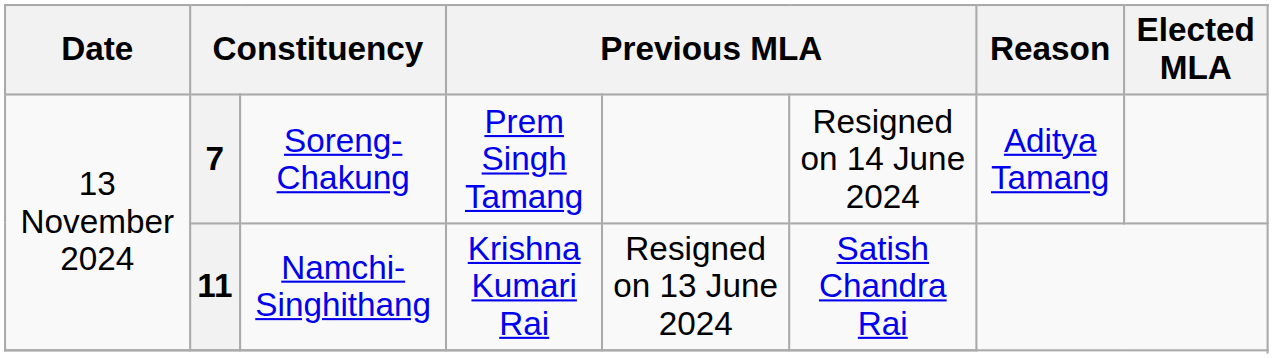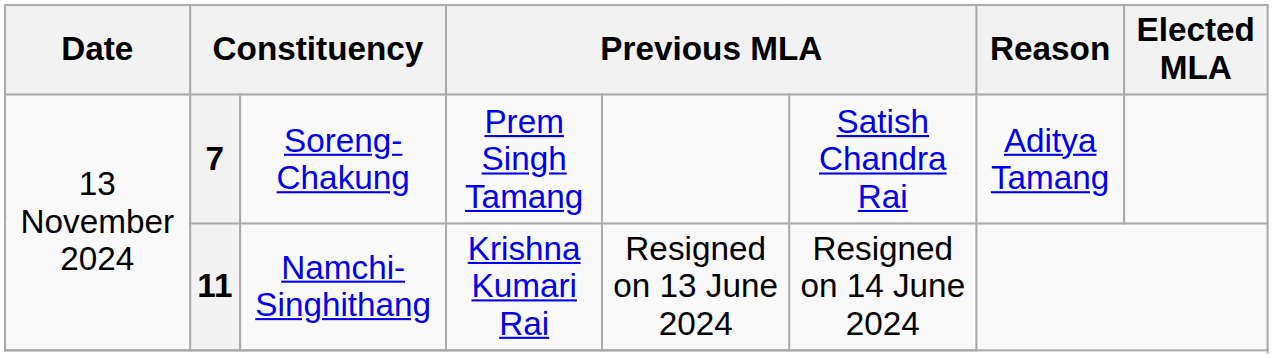(883, 158) Resigned on 14 June 2024 -> (883, 158) Satish Chandra Rai
(883, 286) Satish Chandra Rai -> (883, 286) Resigned on 14 June 2024
